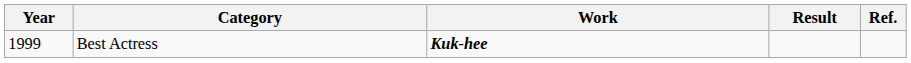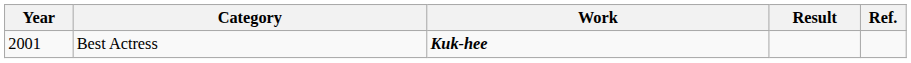(25, 43) 1999 -> (25, 43) 2001
